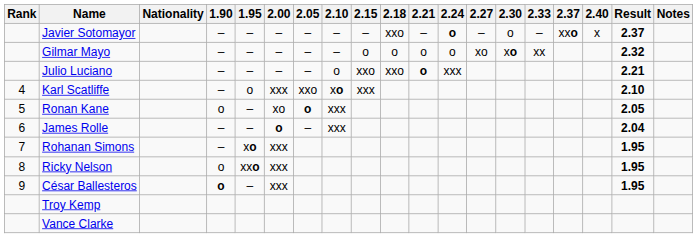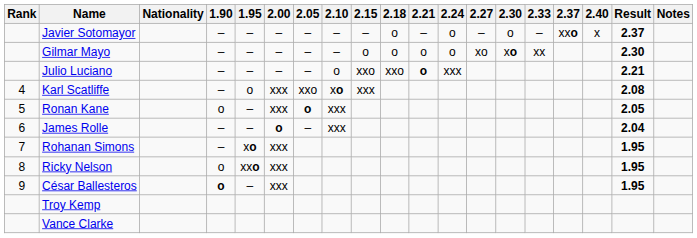(395, 33) xxo -> (395, 33) o
(452, 33) bold -> (452, 33) normal
(633, 52) 2.32 -> (633, 52) 2.30
(633, 90) 2.10 -> (633, 90) 2.08
(279, 109) xo -> (279, 109) xxx
